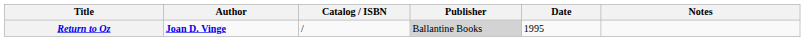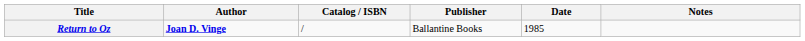(447, 28) lightgrey background -> (447, 28) no background
(534, 28) 1995 -> (534, 28) 1985
